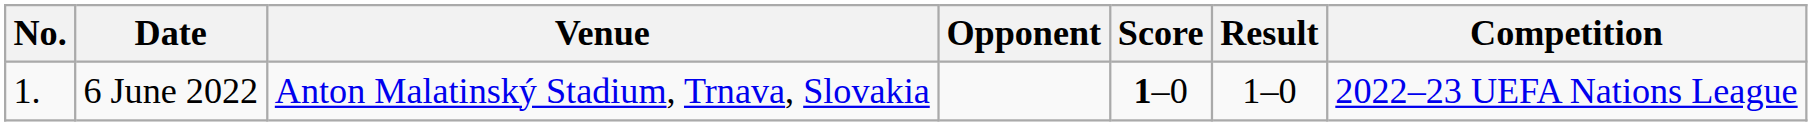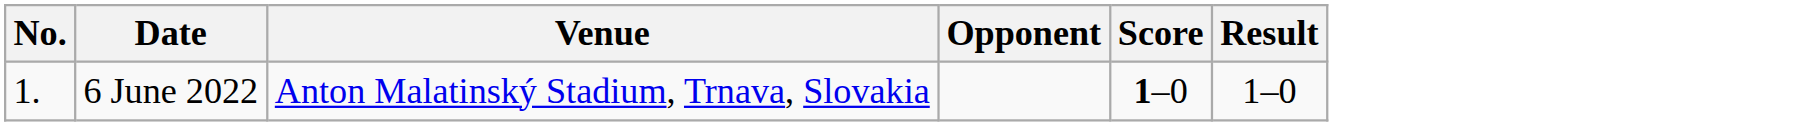- column: (1566, 33)
